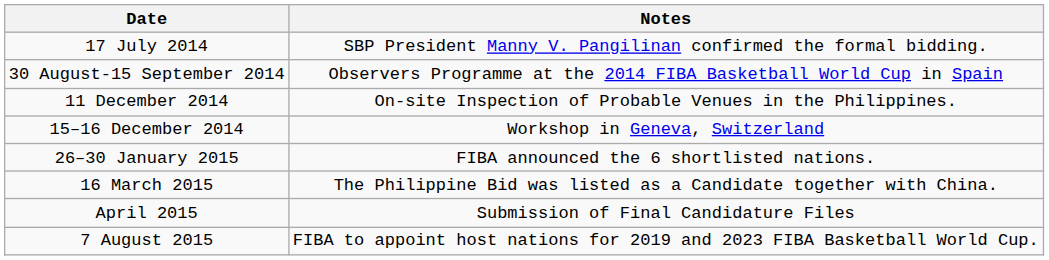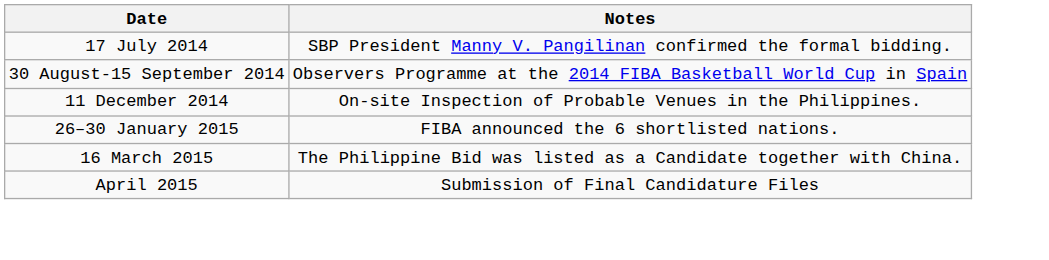- row: (147, 130)
- row: (147, 241)
